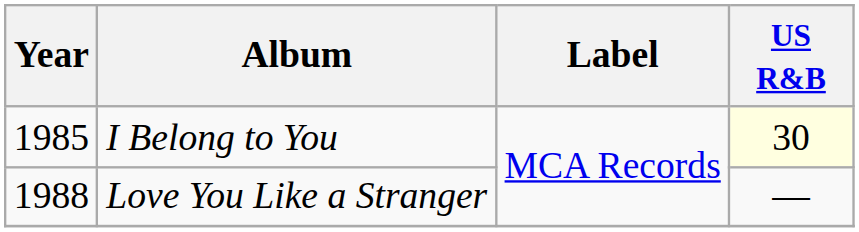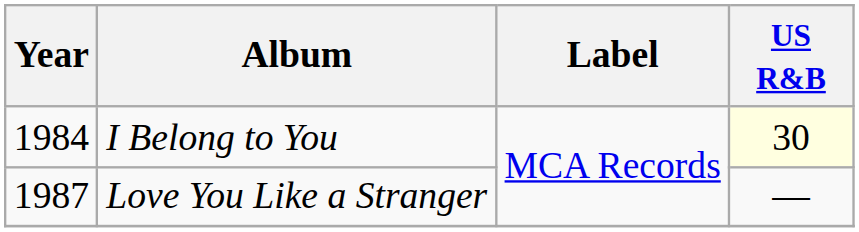(51, 136) 1985 -> (51, 136) 1984
(51, 195) 1988 -> (51, 195) 1987
